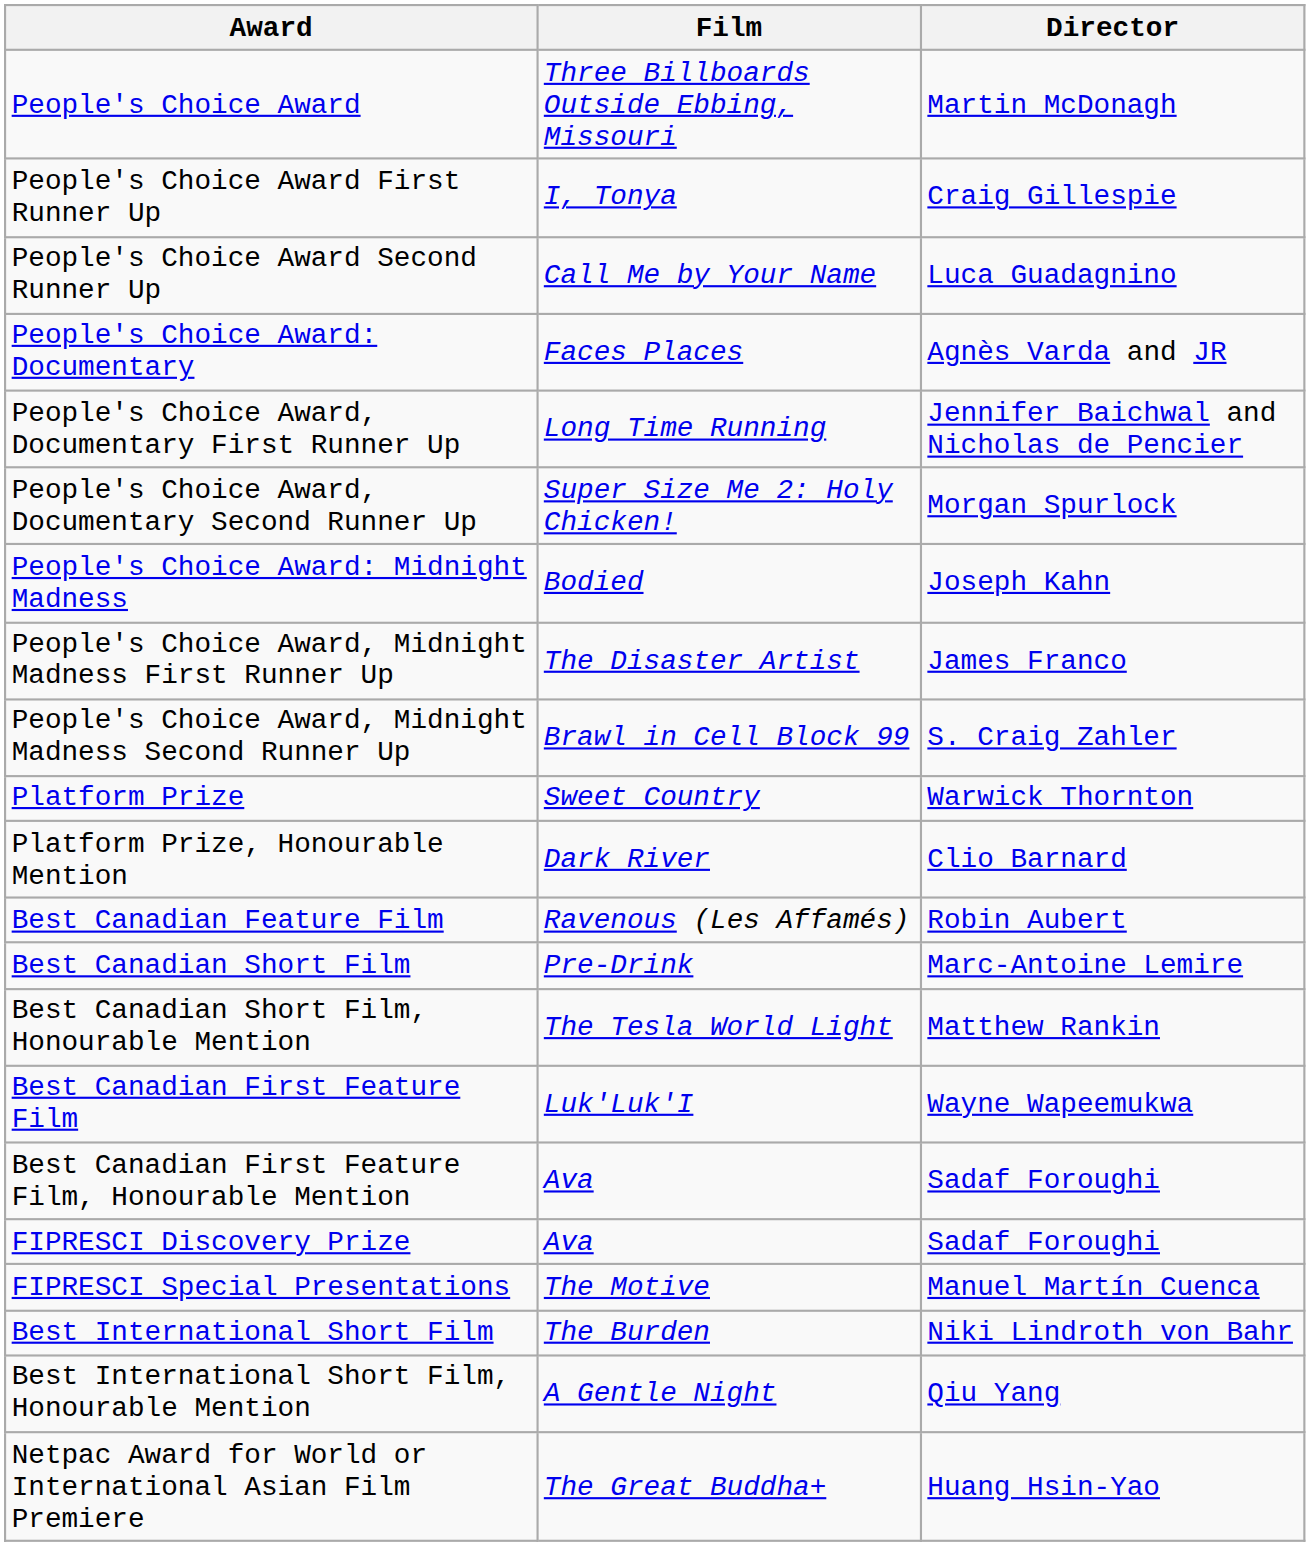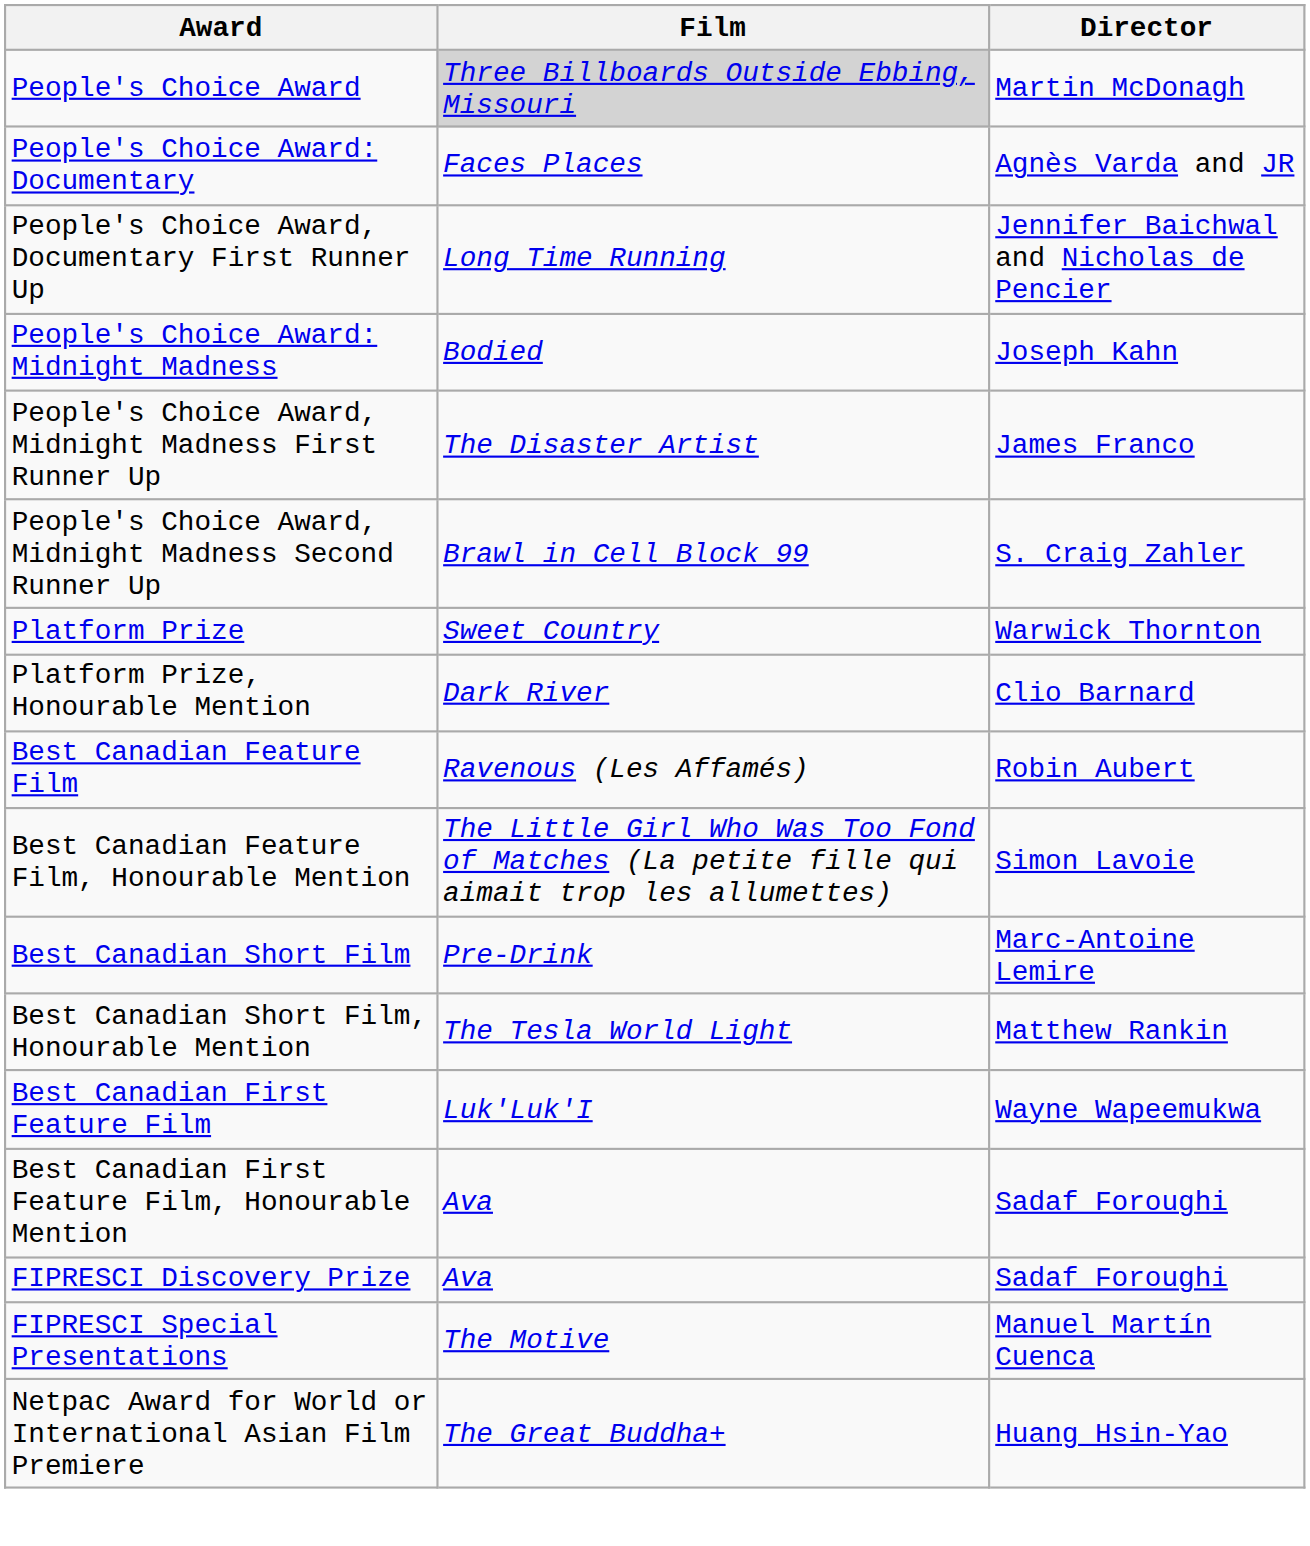(677, 105) no background -> (709, 89) lightgrey background
- row: (236, 198)
- row: (244, 275)
- row: (244, 506)
+ row: (211, 862)
- row: (253, 1332)
- row: (261, 1393)
